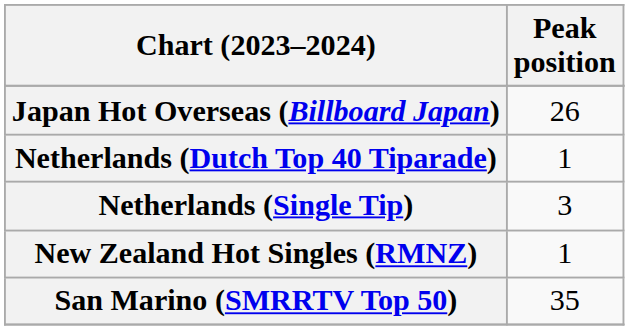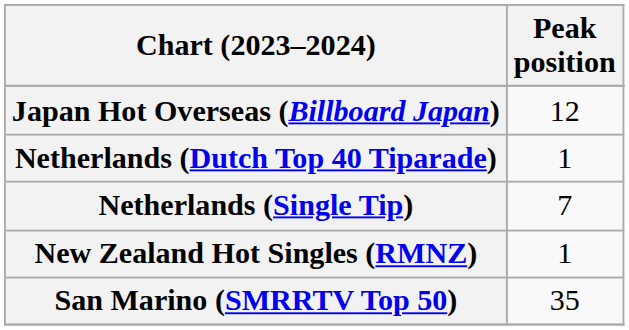(565, 109) 26 -> (565, 109) 12
(565, 205) 3 -> (565, 205) 7
